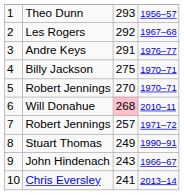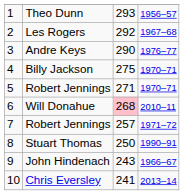(126, 50) 291 -> (126, 50) 290
(126, 87) 270 -> (126, 87) 271
(126, 143) 249 -> (126, 143) 250
